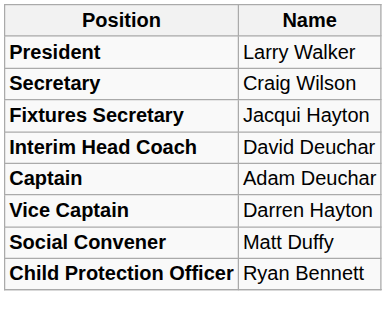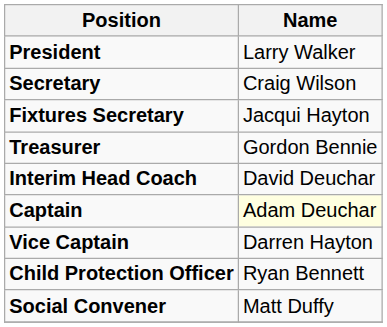+ row: (55, 147)
(310, 178) no background -> (310, 210) lightyellow background
rows swapped: (88, 242) <-> (121, 274)
